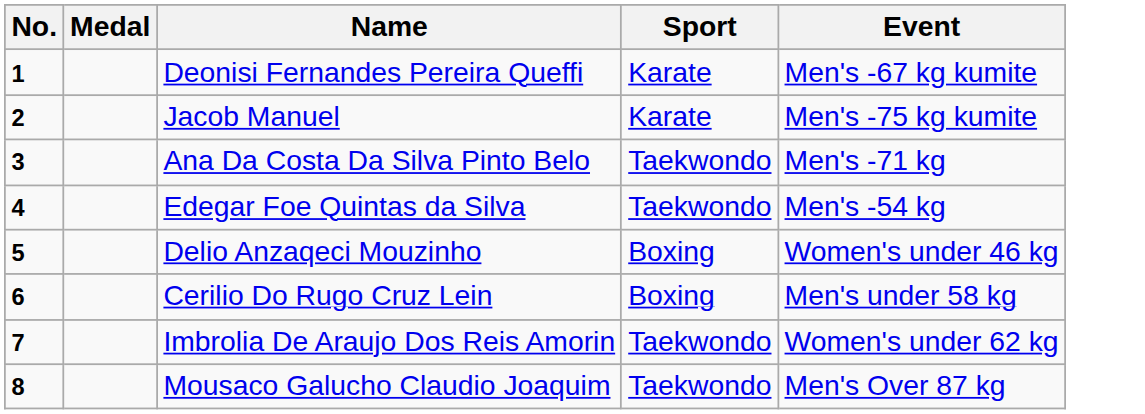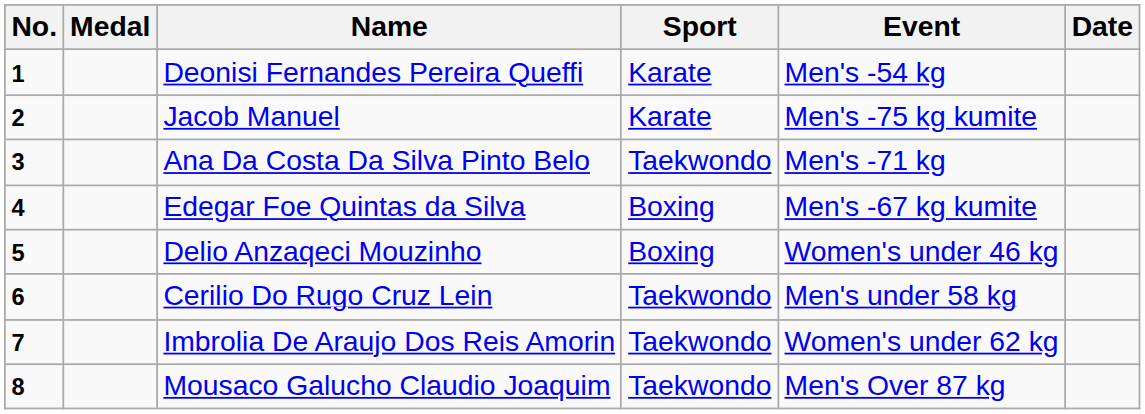+ column: (1102, 26)
(911, 71) Men's -67 kg kumite -> (865, 71) Men's -54 kg
(700, 206) Taekwondo -> (671, 206) Boxing
(865, 206) Men's -54 kg -> (911, 206) Men's -67 kg kumite
(671, 296) Boxing -> (700, 296) Taekwondo
